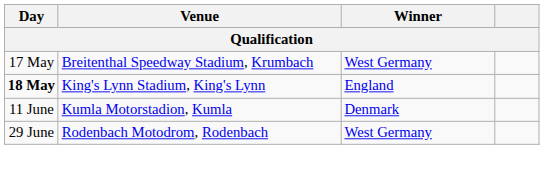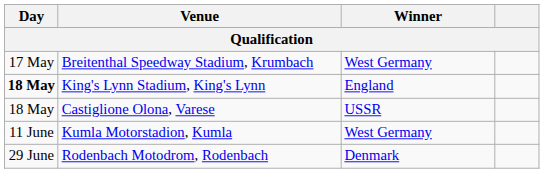+ row: (138, 109)
(372, 109) Denmark -> (388, 132) West Germany
(388, 132) West Germany -> (372, 156) Denmark
